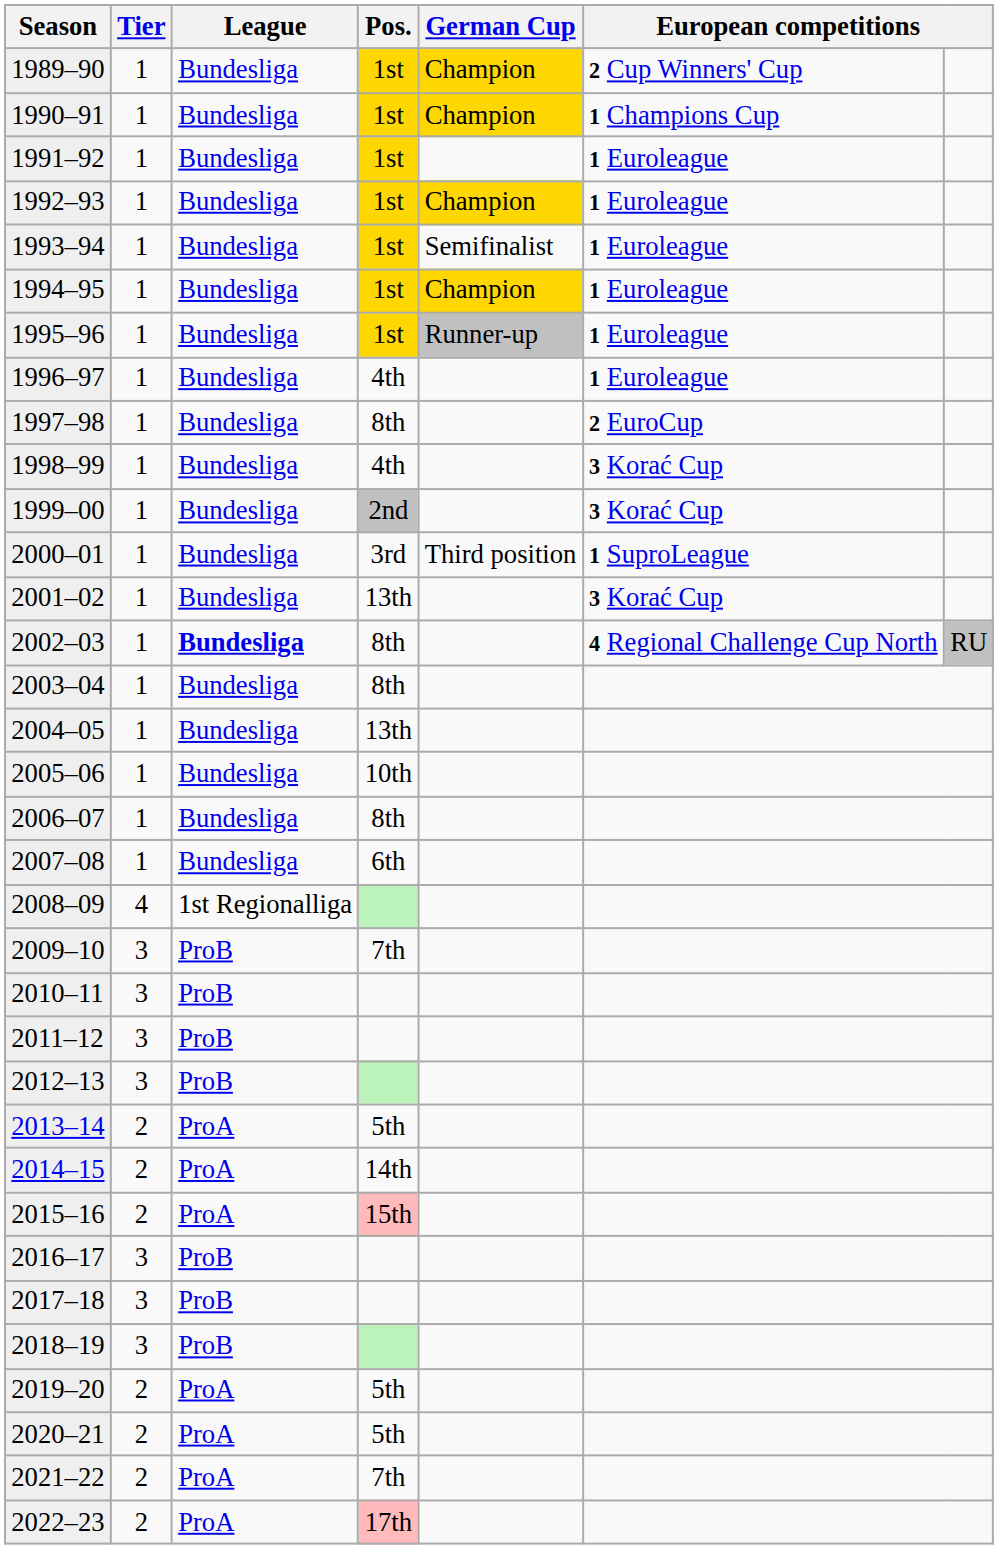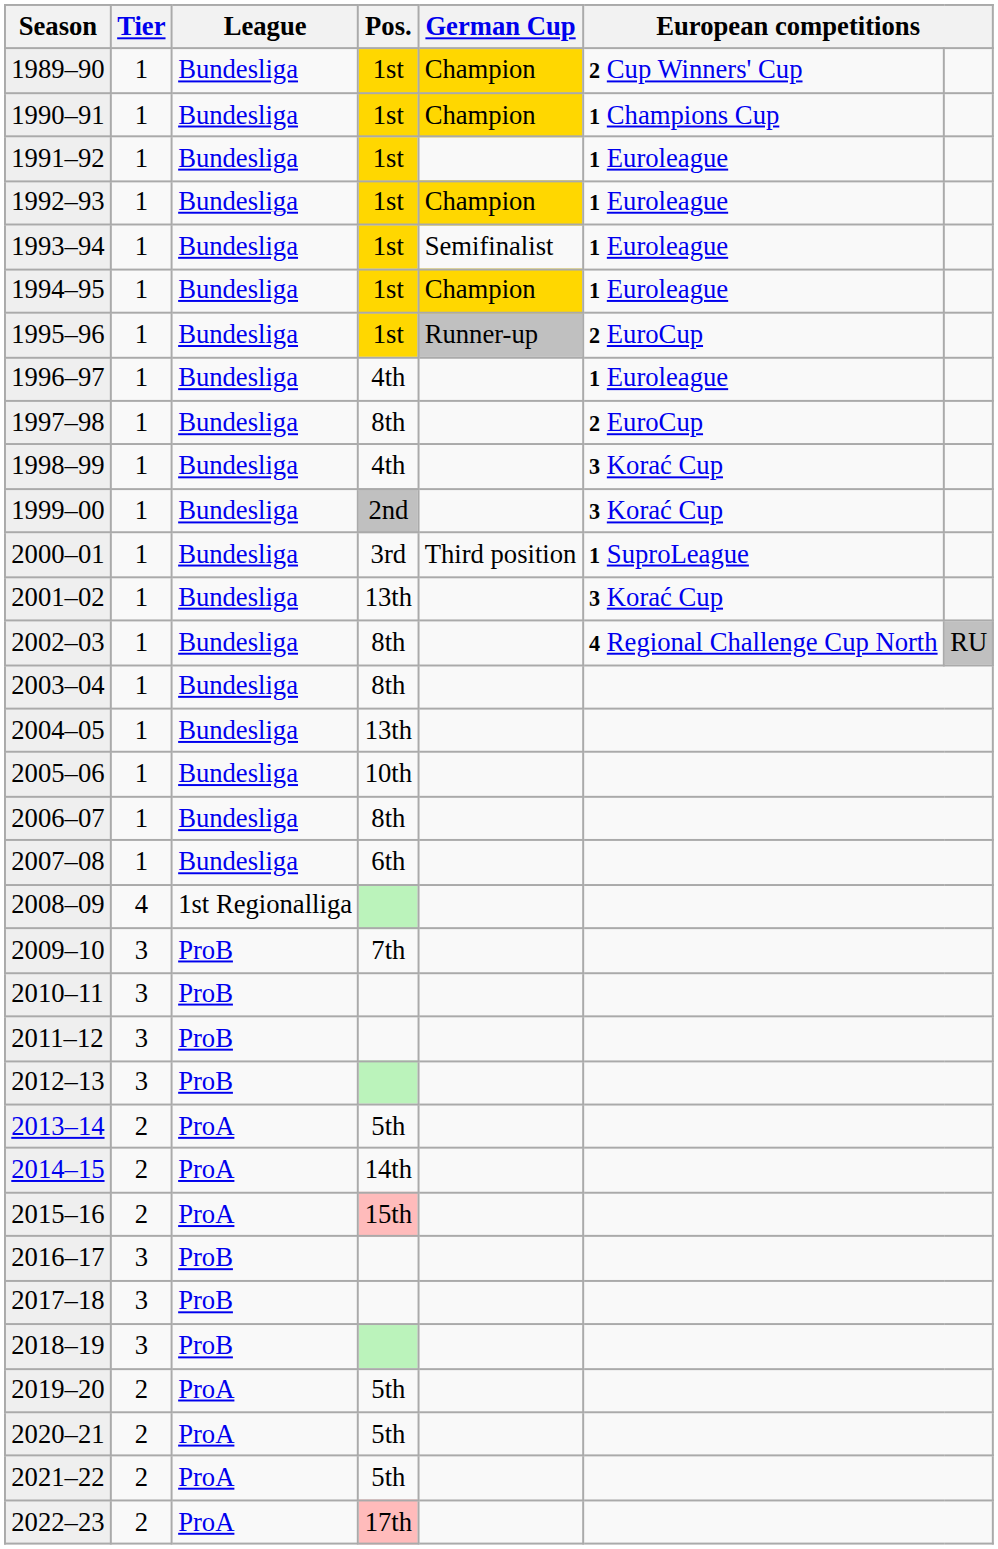(659, 333) 1 Euroleague -> (646, 333) 2 EuroCup
(241, 641) bold -> (238, 641) normal
(388, 1477) 7th -> (388, 1477) 5th
